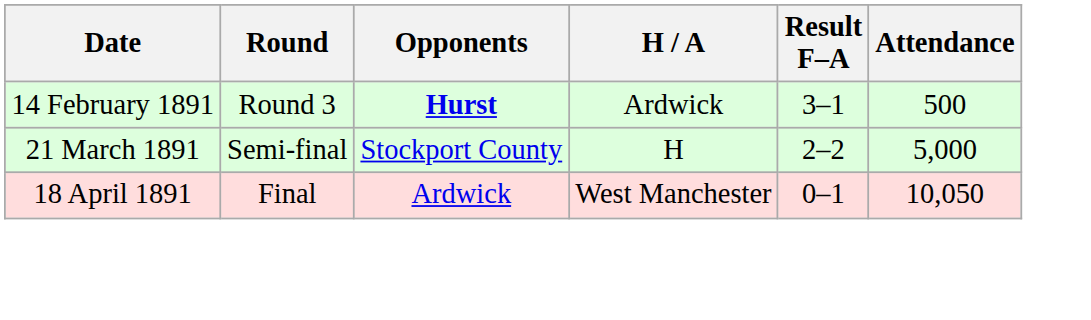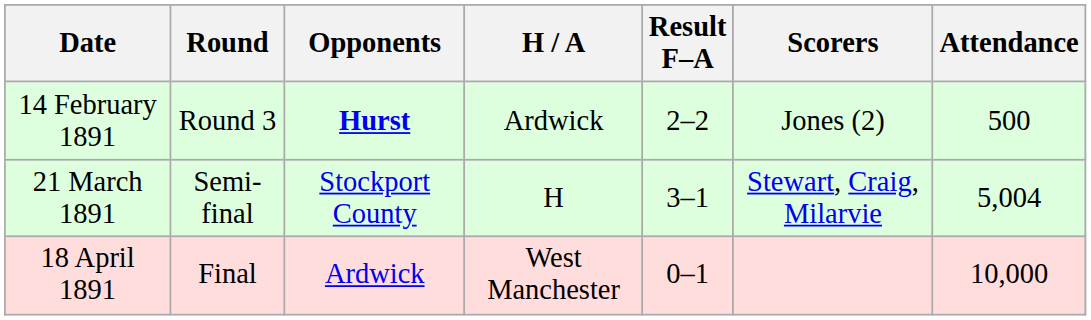+ column: (833, 43)
(823, 104) 3–1 -> (688, 120) 2–2
(823, 149) 2–2 -> (688, 197) 3–1
(945, 149) 5,000 -> (1009, 197) 5,004
(945, 194) 10,050 -> (1009, 274) 10,000
